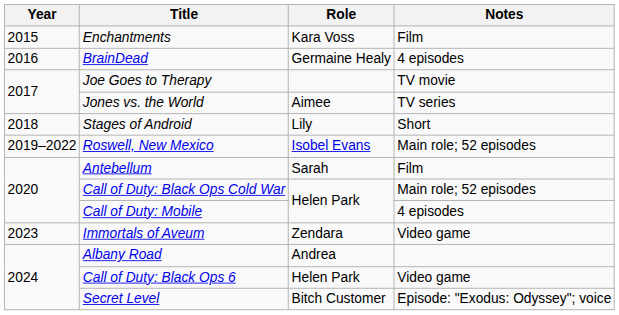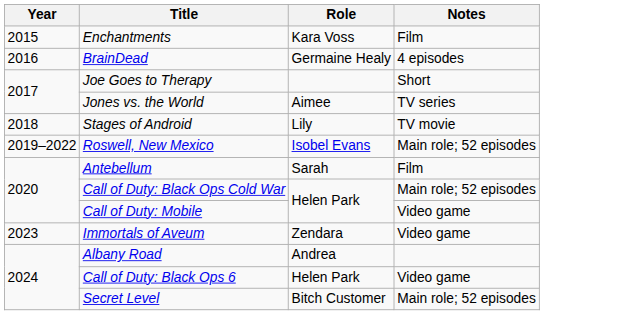(426, 80) TV movie -> (414, 80) Short
(414, 124) Short -> (426, 124) TV movie
(431, 211) 4 episodes -> (434, 211) Video game
(504, 299) Episode: "Exodus: Odyssey"; voice -> (467, 299) Main role; 52 episodes
